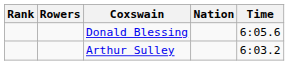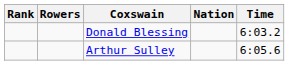(260, 32) 6:05.6 -> (260, 32) 6:03.2
(260, 51) 6:03.2 -> (260, 51) 6:05.6
